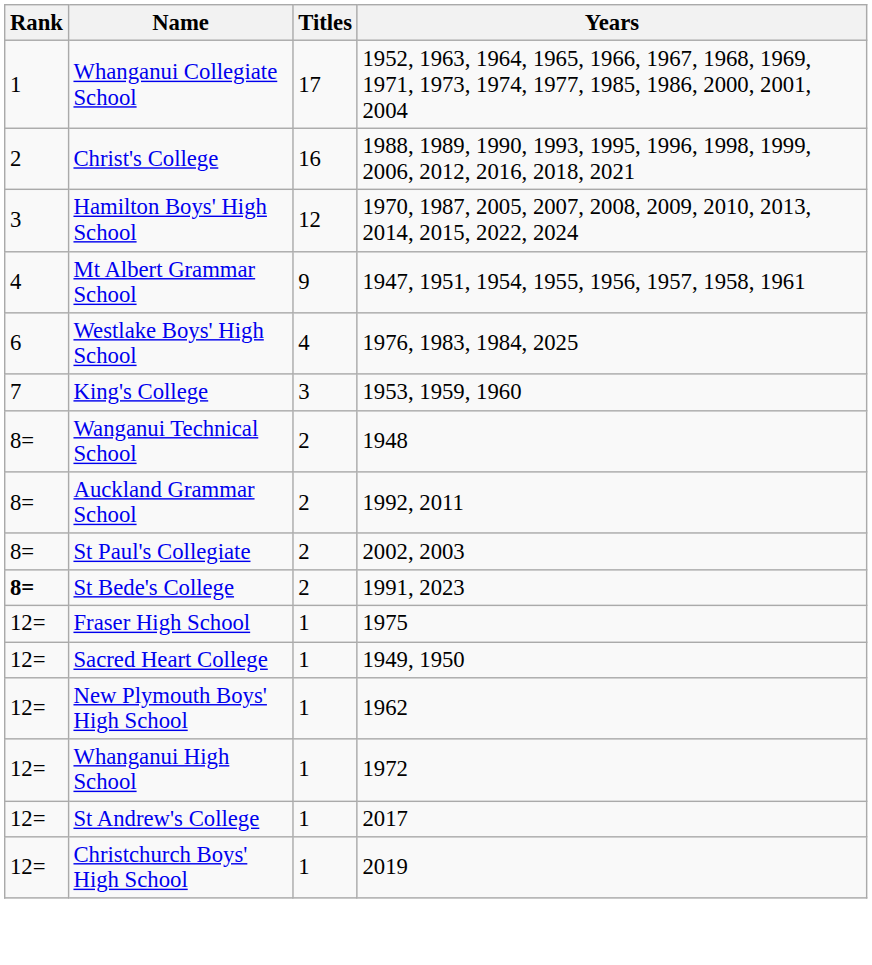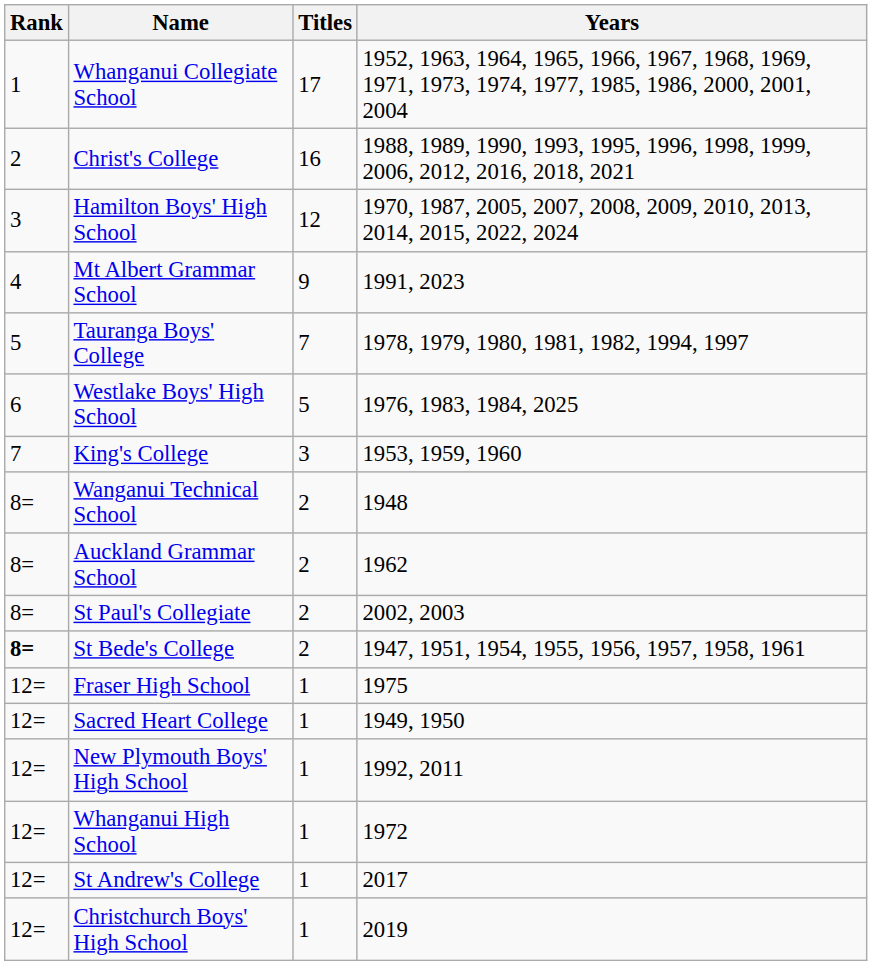(584, 281) 1947, 1951, 1954, 1955, 1956, 1957, 1958, 1961 -> (414, 281) 1991, 2023
+ row: (144, 343)
(304, 343) 4 -> (304, 404) 5
(413, 502) 1992, 2011 -> (385, 564) 1962
(414, 587) 1991, 2023 -> (584, 648) 1947, 1951, 1954, 1955, 1956, 1957, 1958, 1961
(385, 708) 1962 -> (413, 769) 1992, 2011
